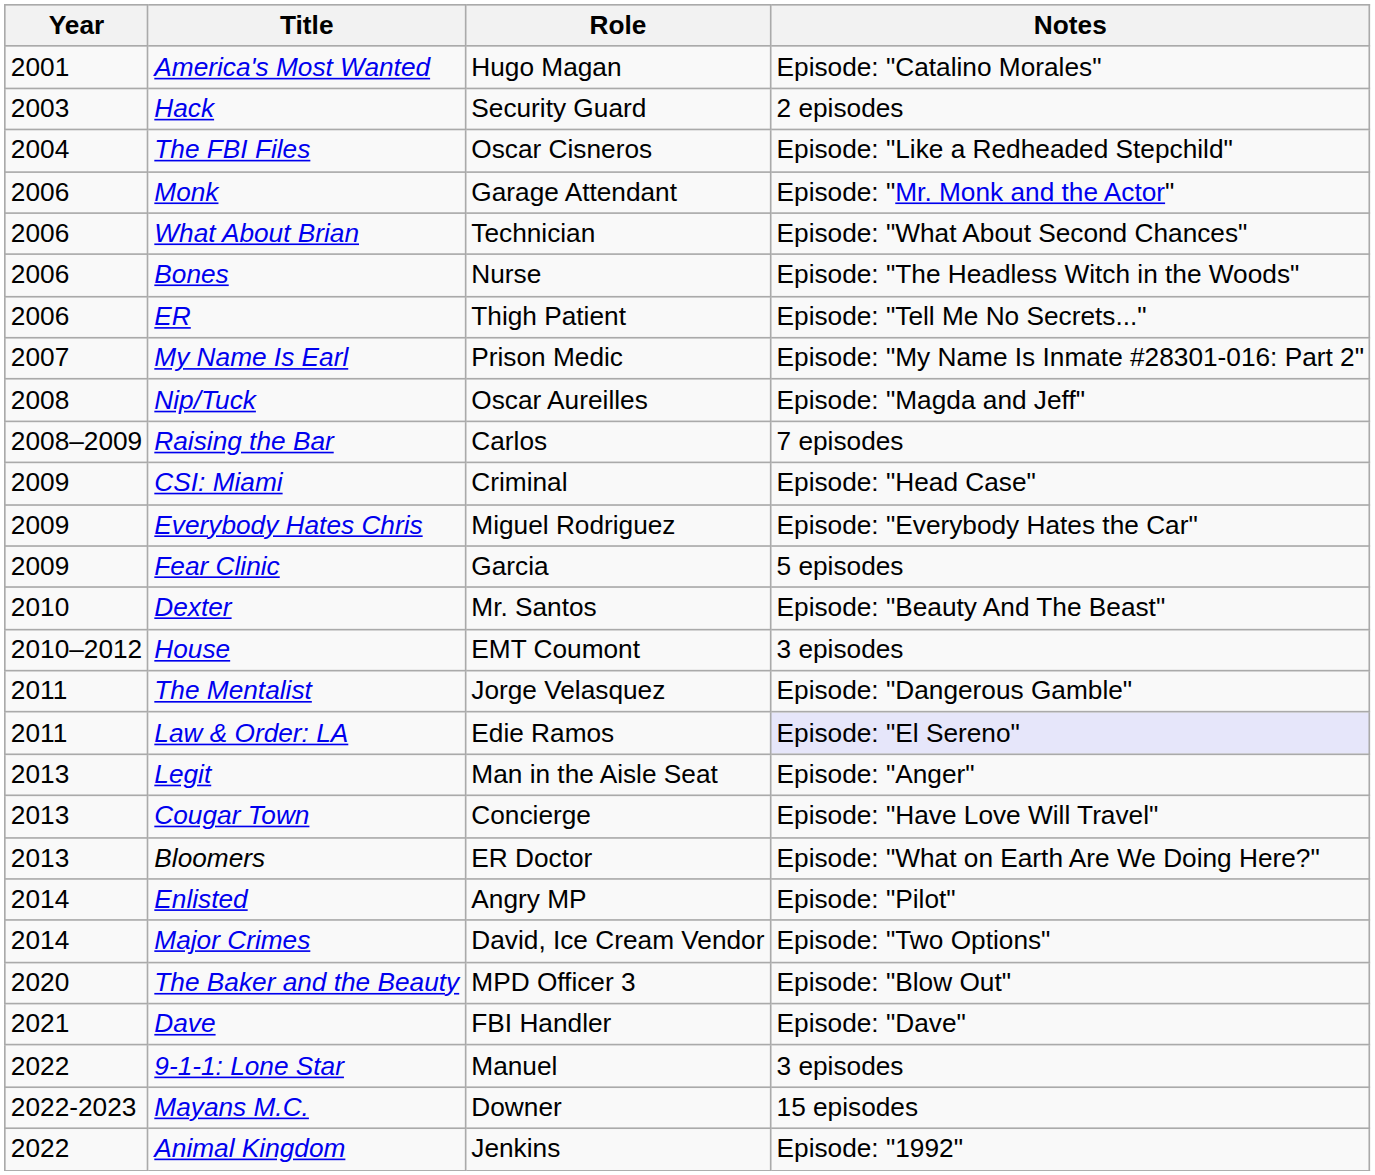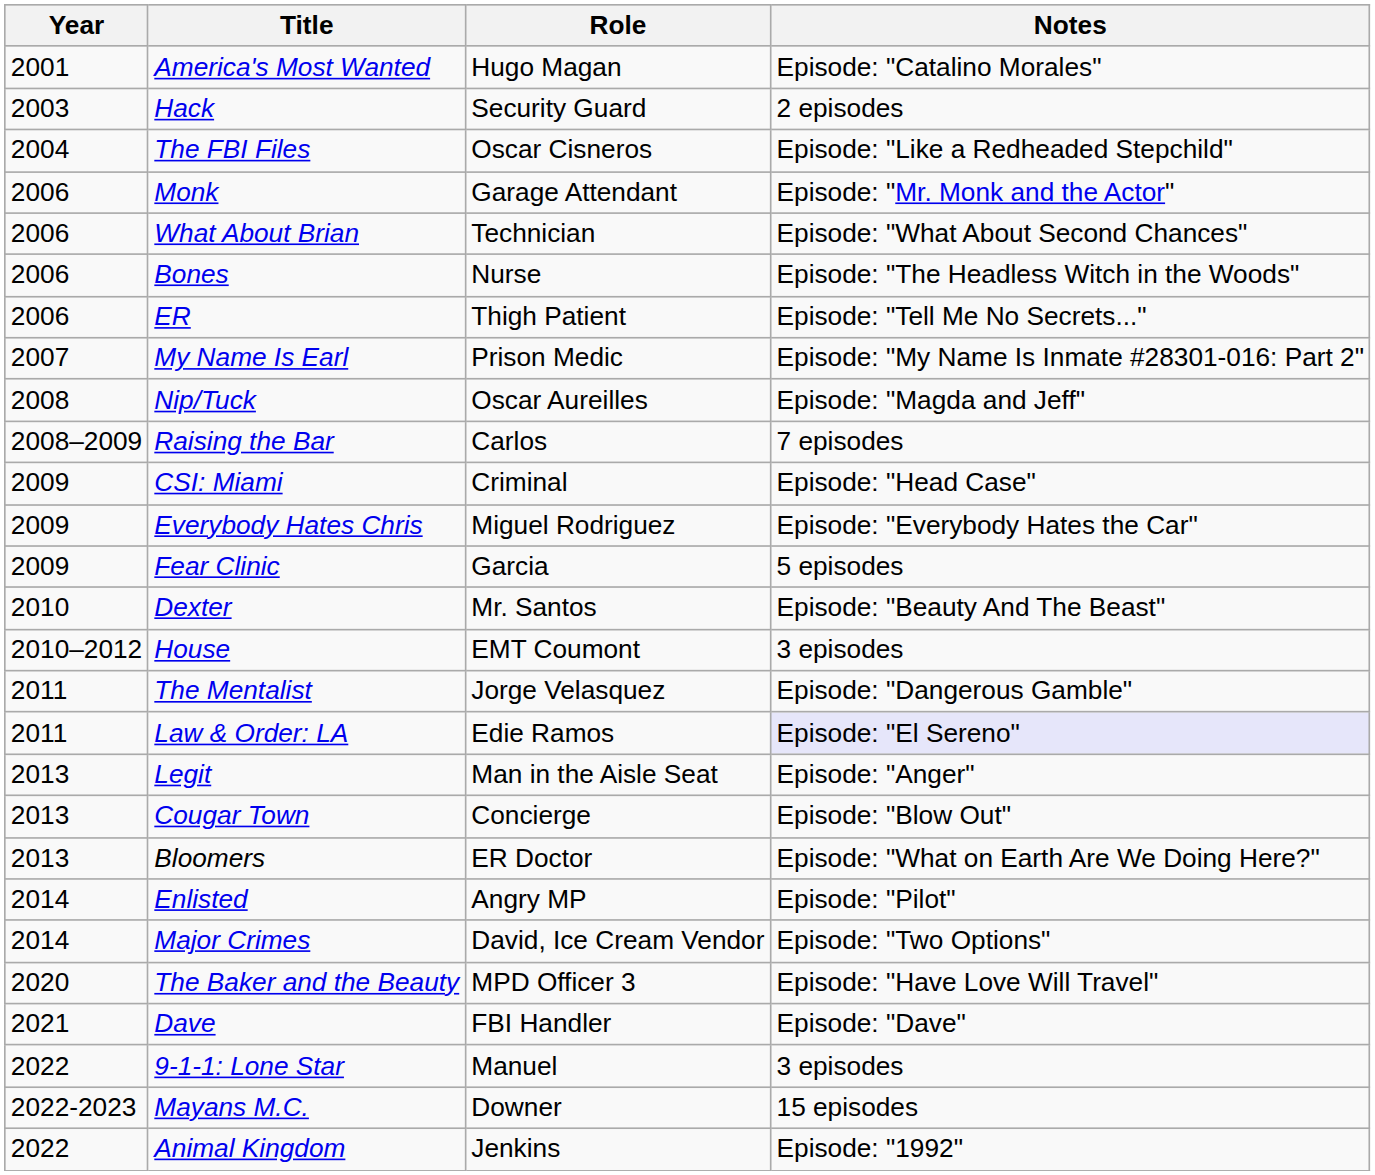(967, 815) Episode: "Have Love Will Travel" -> (894, 815) Episode: "Blow Out"
(894, 982) Episode: "Blow Out" -> (967, 982) Episode: "Have Love Will Travel"
